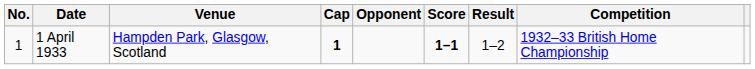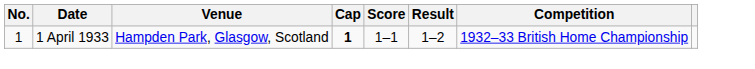- column: (389, 15)
(447, 44) bold -> (386, 37) normal
